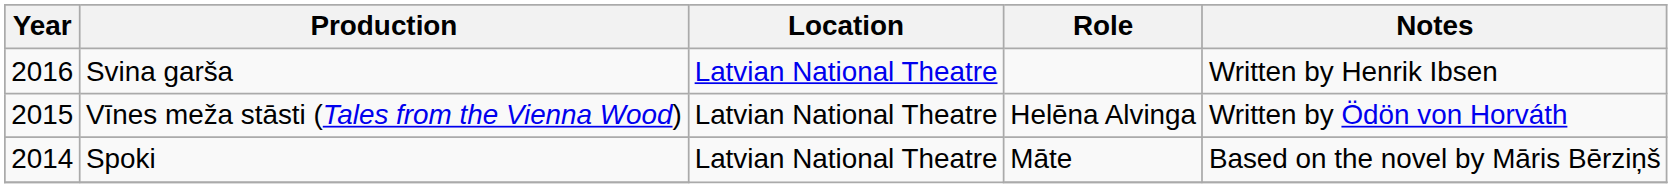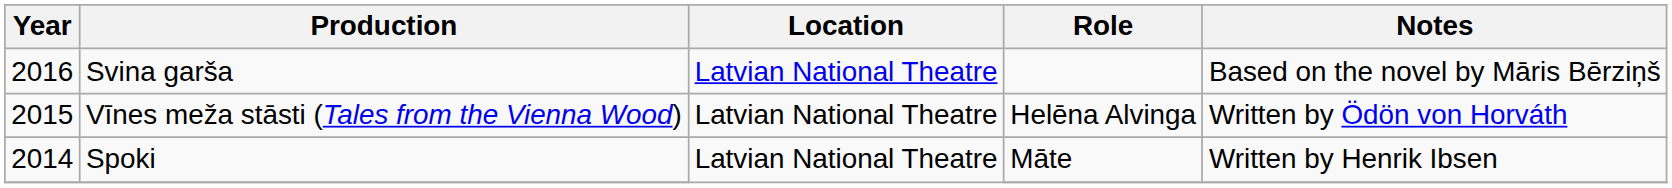(1353, 70) Written by Henrik Ibsen -> (1435, 70) Based on the novel by Māris Bērziņš
(1435, 159) Based on the novel by Māris Bērziņš -> (1353, 159) Written by Henrik Ibsen
